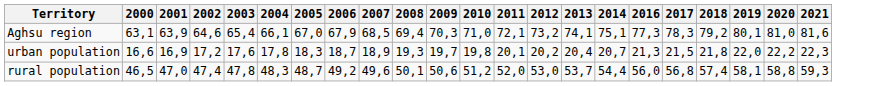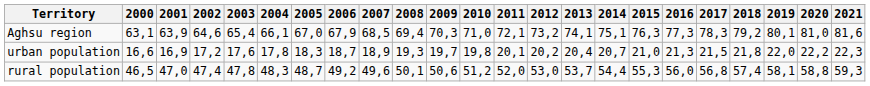+ column: (646, 14)
